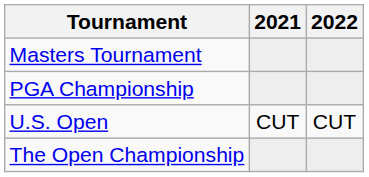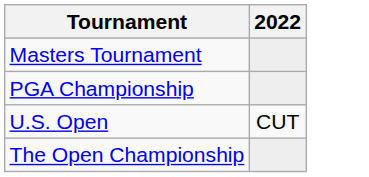- column: (278, 22)
